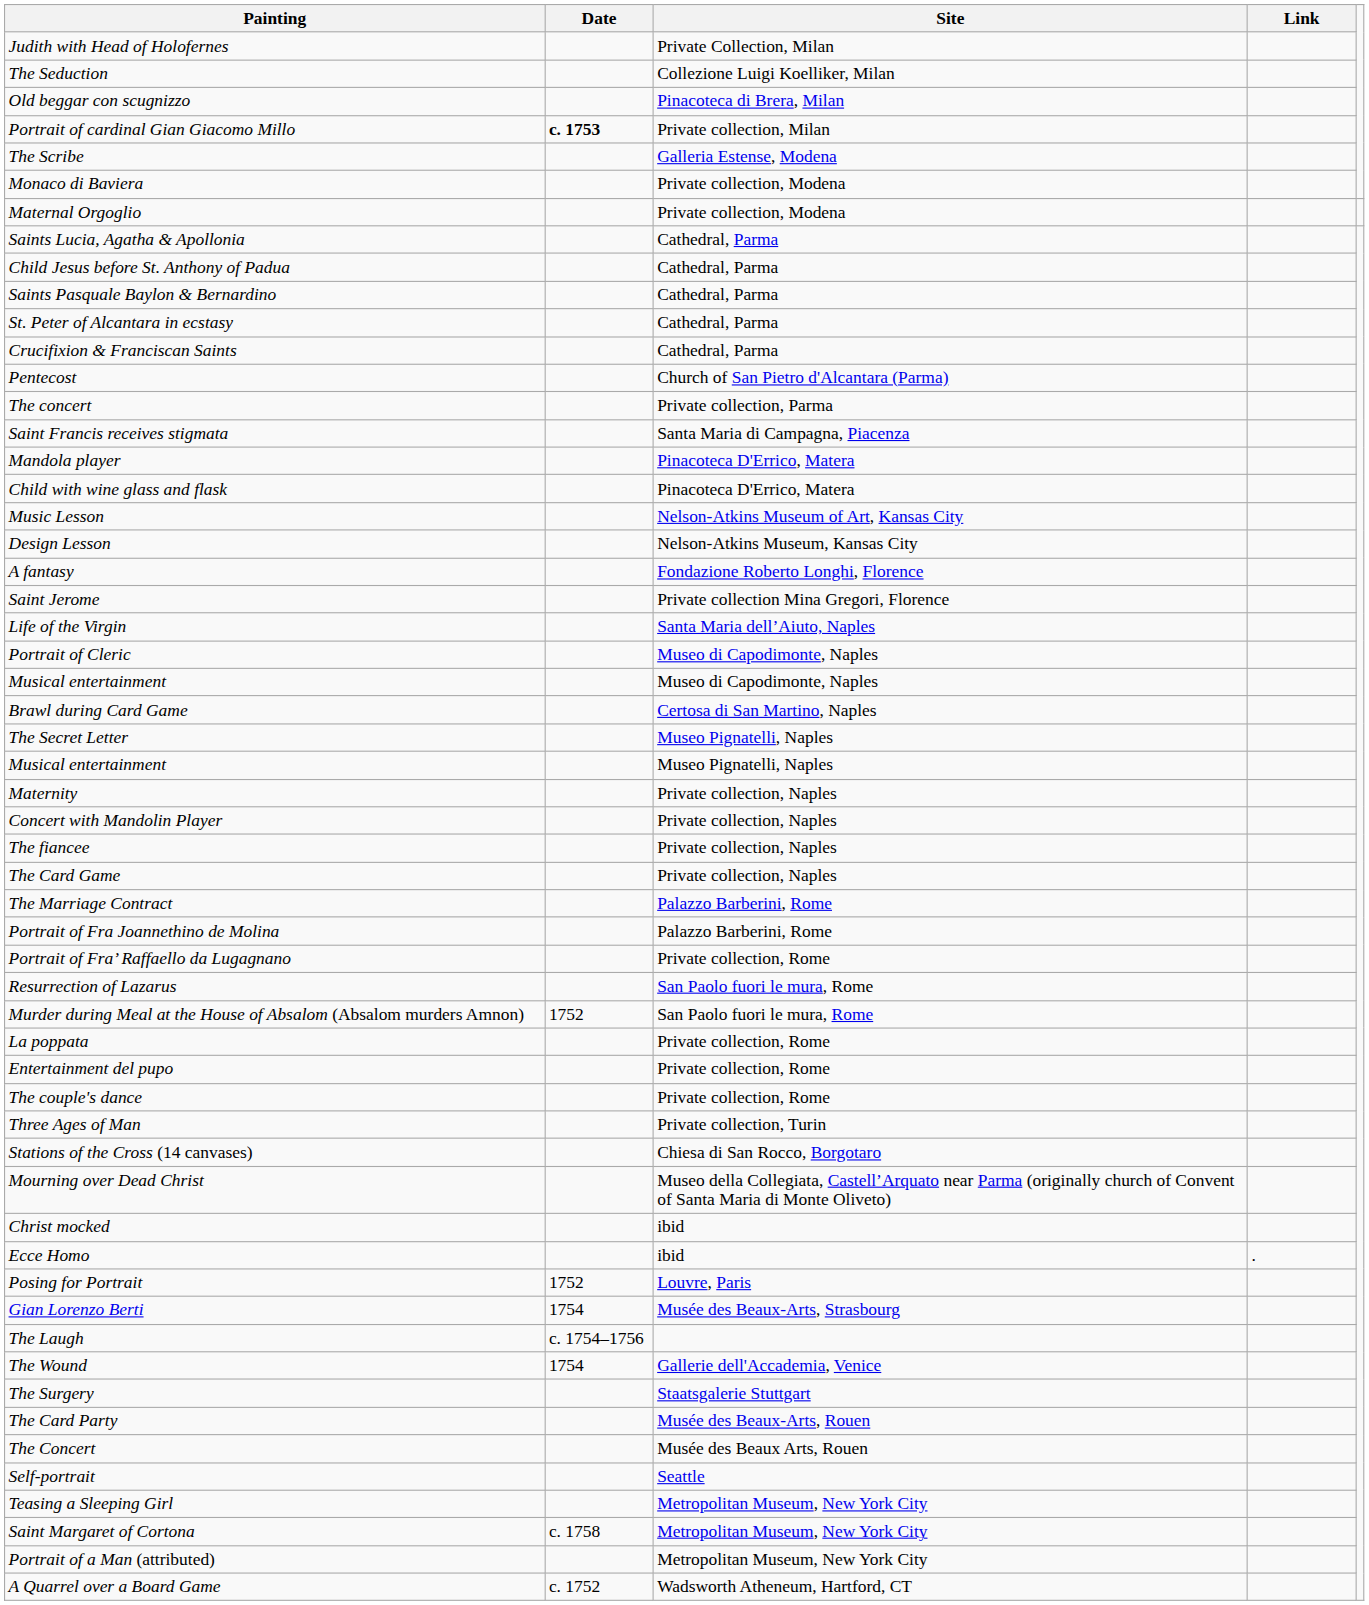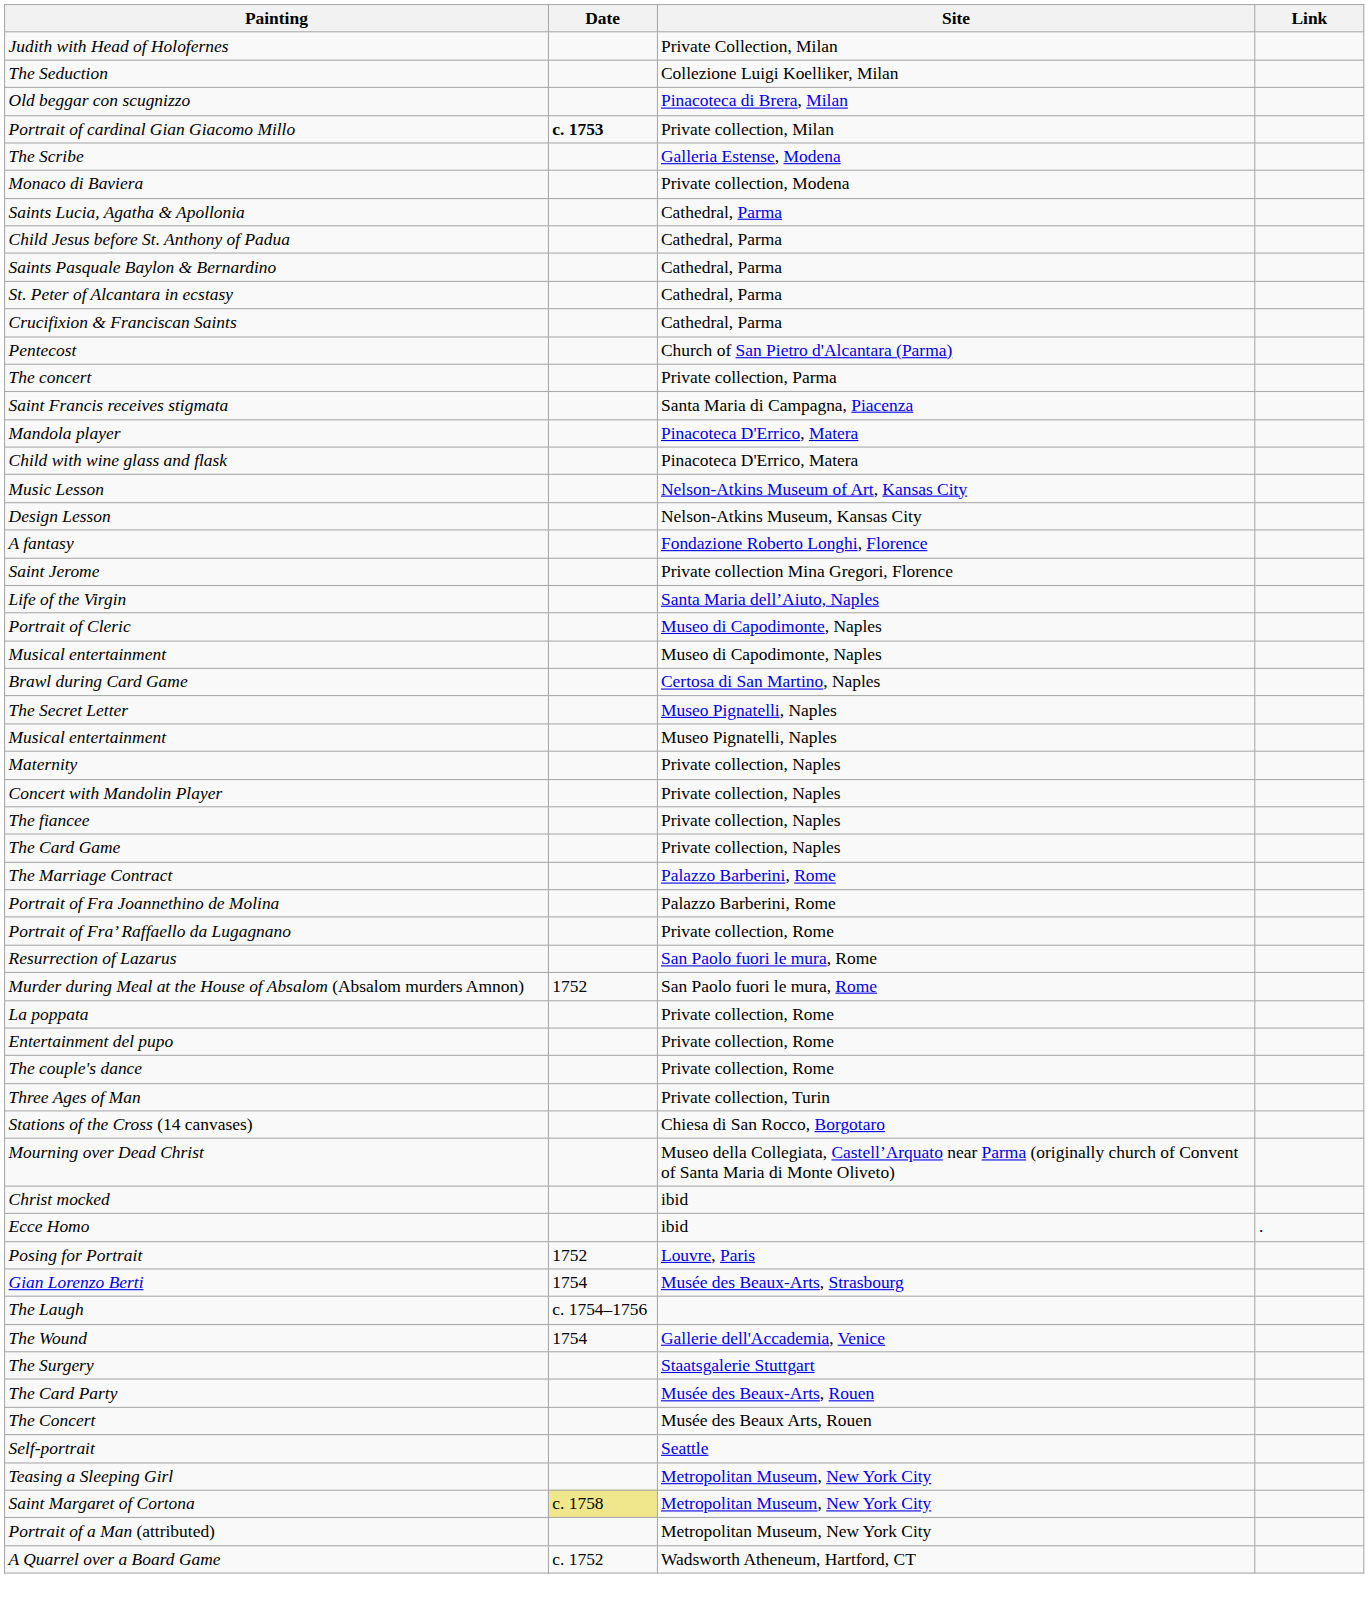- row: (75, 211)
(575, 1531) no background -> (578, 1503) khaki background
